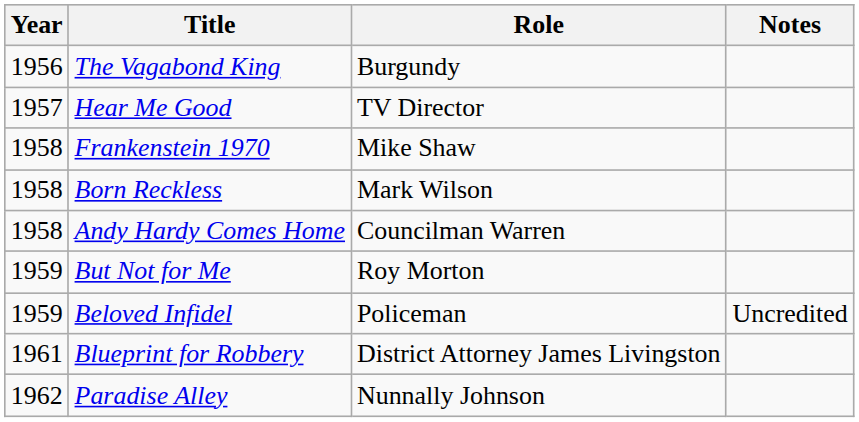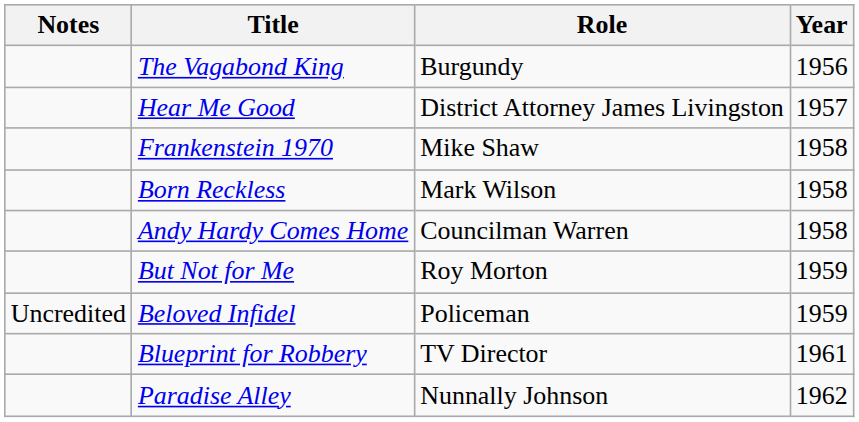columns swapped: (37, 25) <-> (790, 25)
(420, 107) TV Director -> (602, 107) District Attorney James Livingston
(539, 353) District Attorney James Livingston -> (484, 353) TV Director
